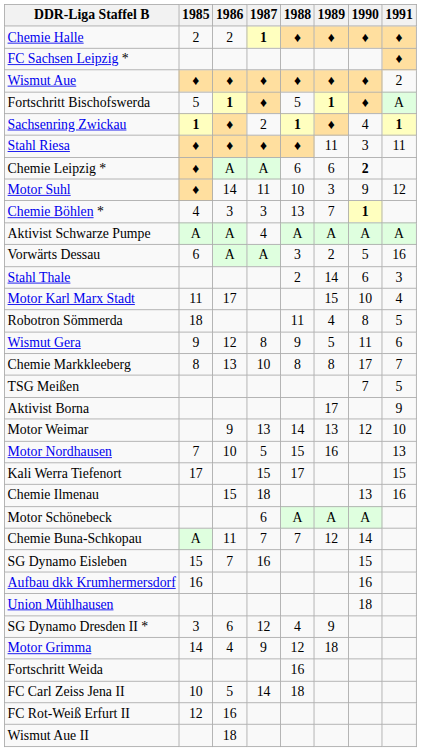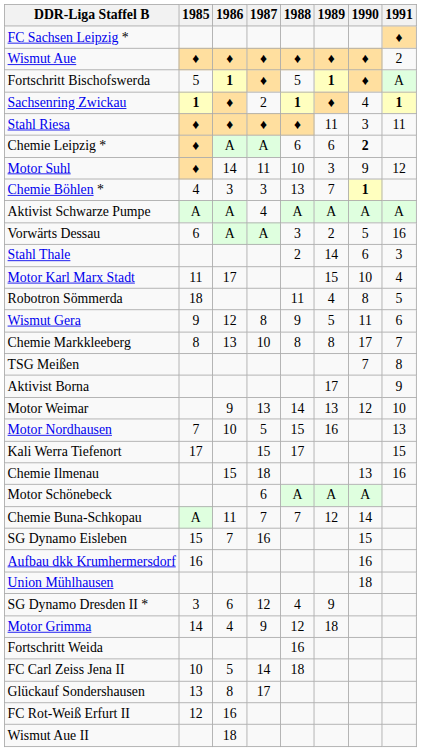- row: (46, 37)
(399, 386) 5 -> (399, 364) 8
+ row: (76, 691)
